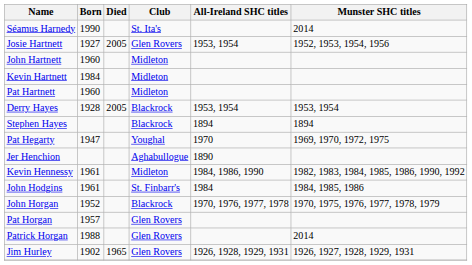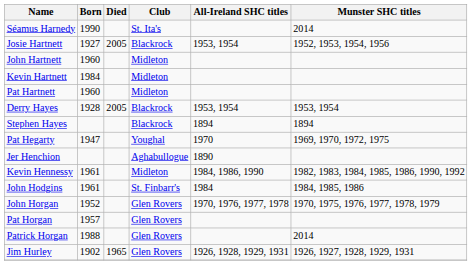(156, 44) Glen Rovers -> (152, 44) Blackrock
(152, 204) Blackrock -> (156, 204) Glen Rovers
